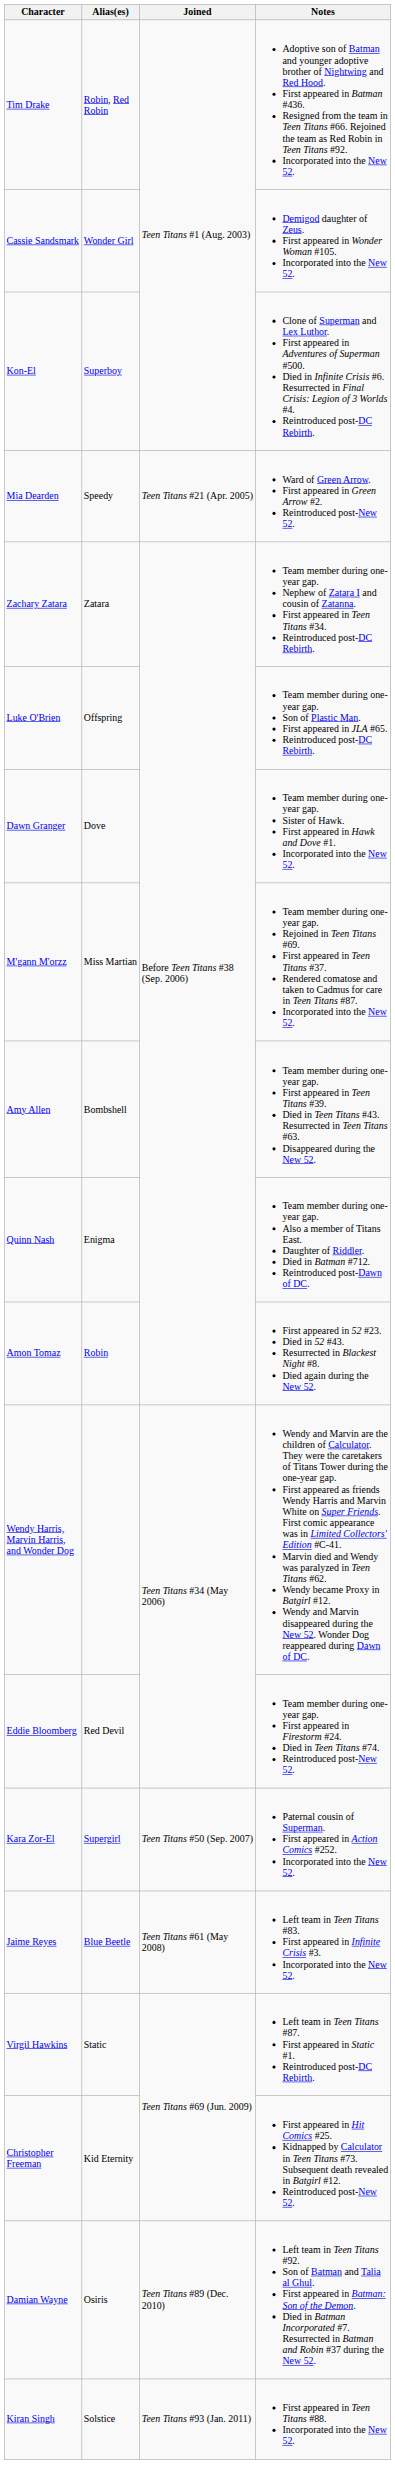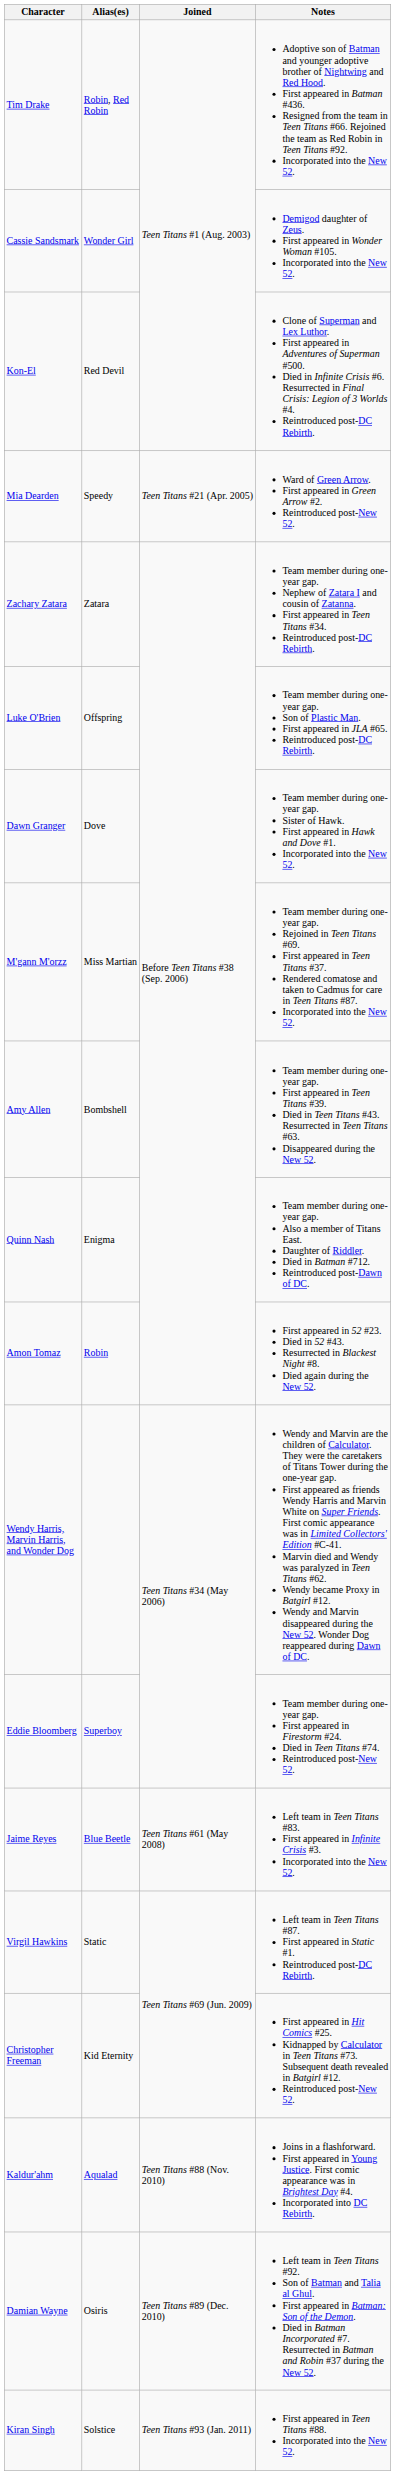(103, 371) Superboy -> (104, 371) Red Devil
(104, 1731) Red Devil -> (103, 1731) Superboy
- row: (31, 1839)
+ row: (30, 2175)
